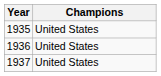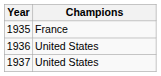(67, 29) United States -> (52, 29) France
